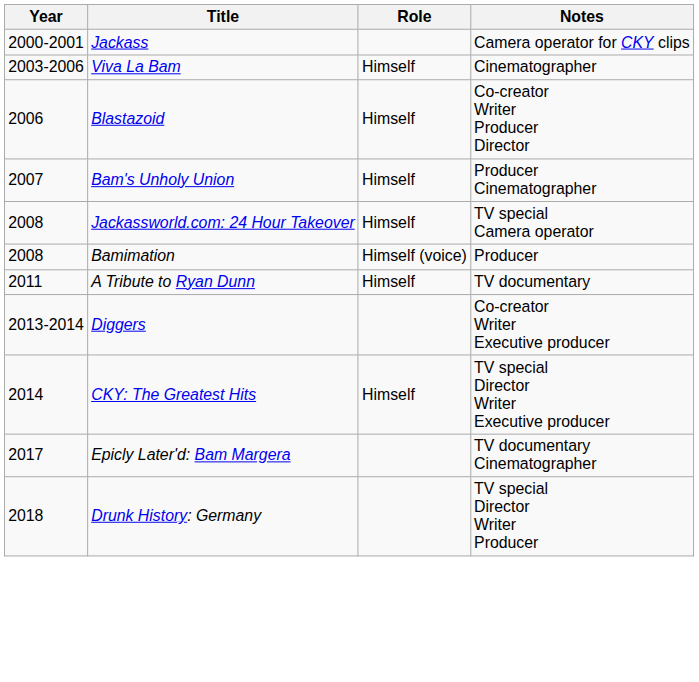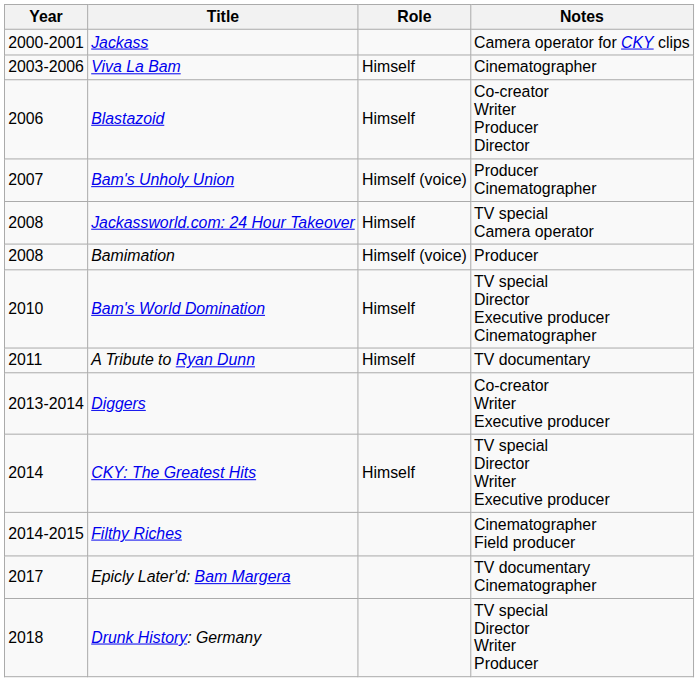(388, 179) Himself -> (414, 179) Himself (voice)
+ row: (178, 308)
+ row: (137, 533)
